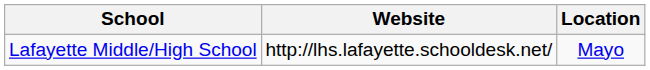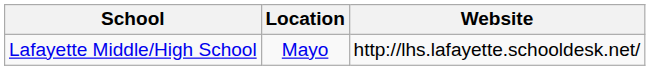columns swapped: (601, 19) <-> (409, 19)
